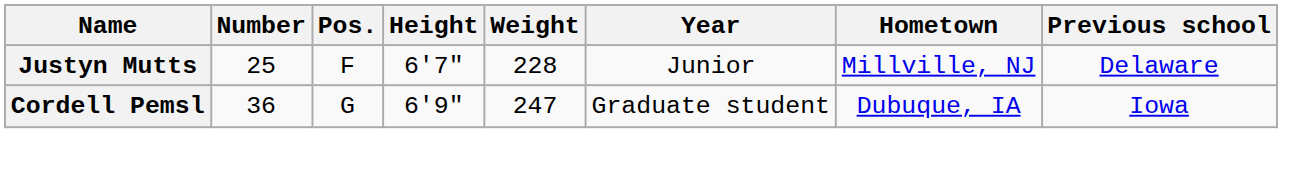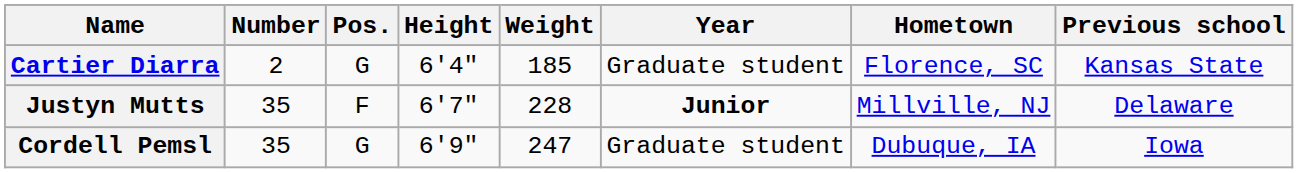+ row: (115, 66)
(261, 66) 25 -> (276, 106) 35
(711, 66) normal -> (726, 106) bold
(261, 106) 36 -> (276, 147) 35
